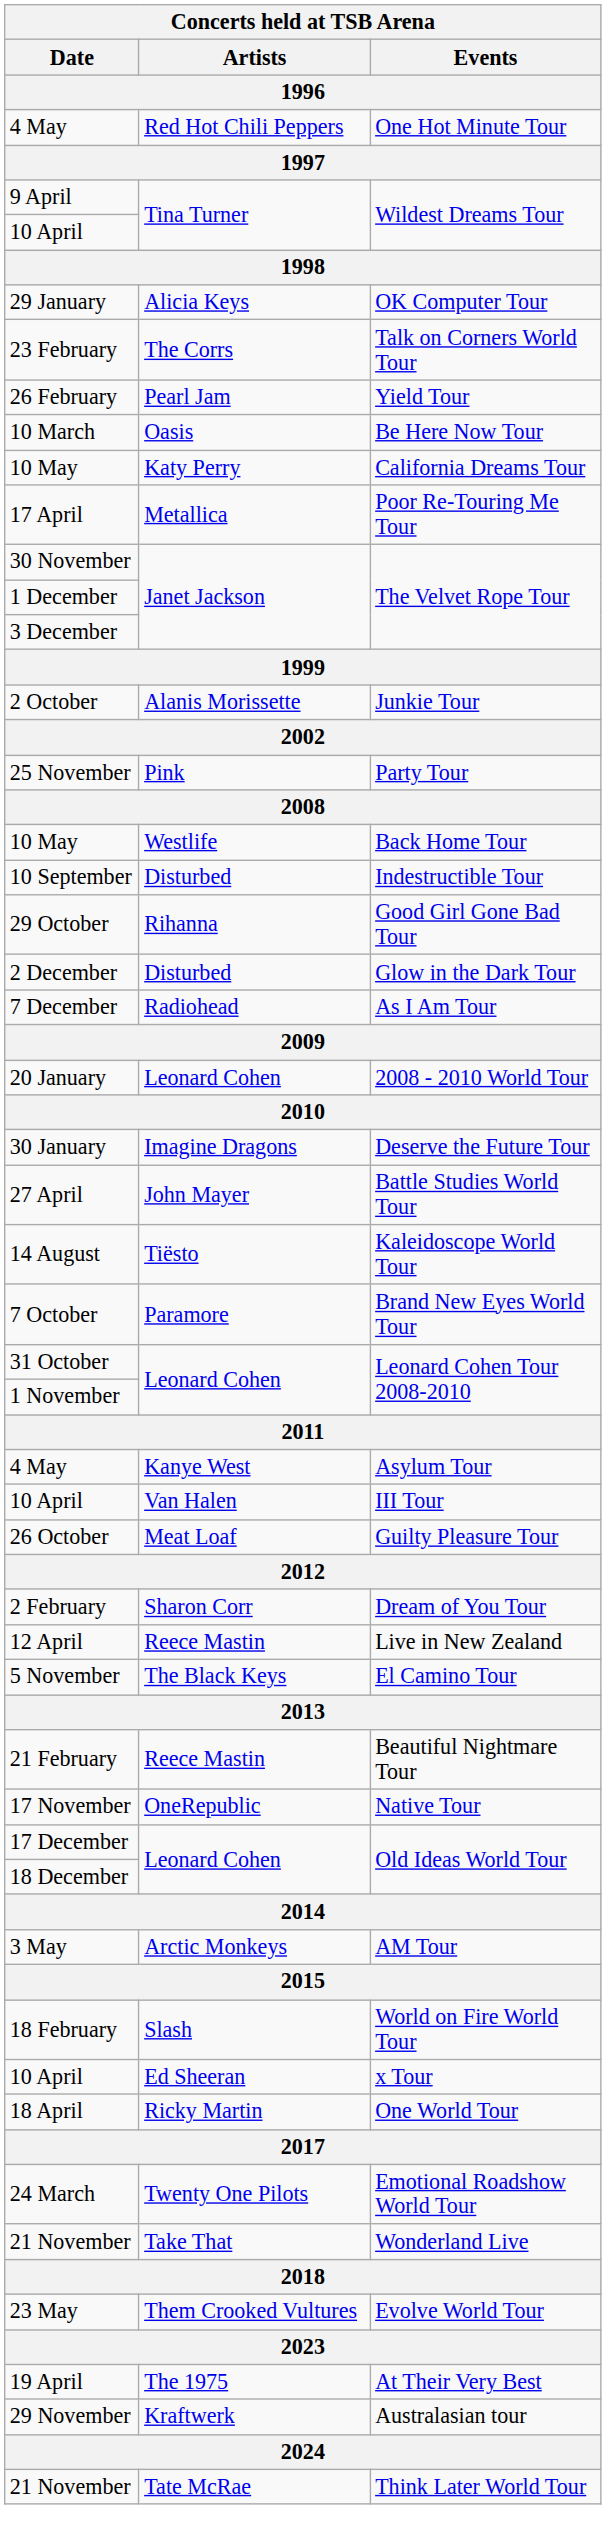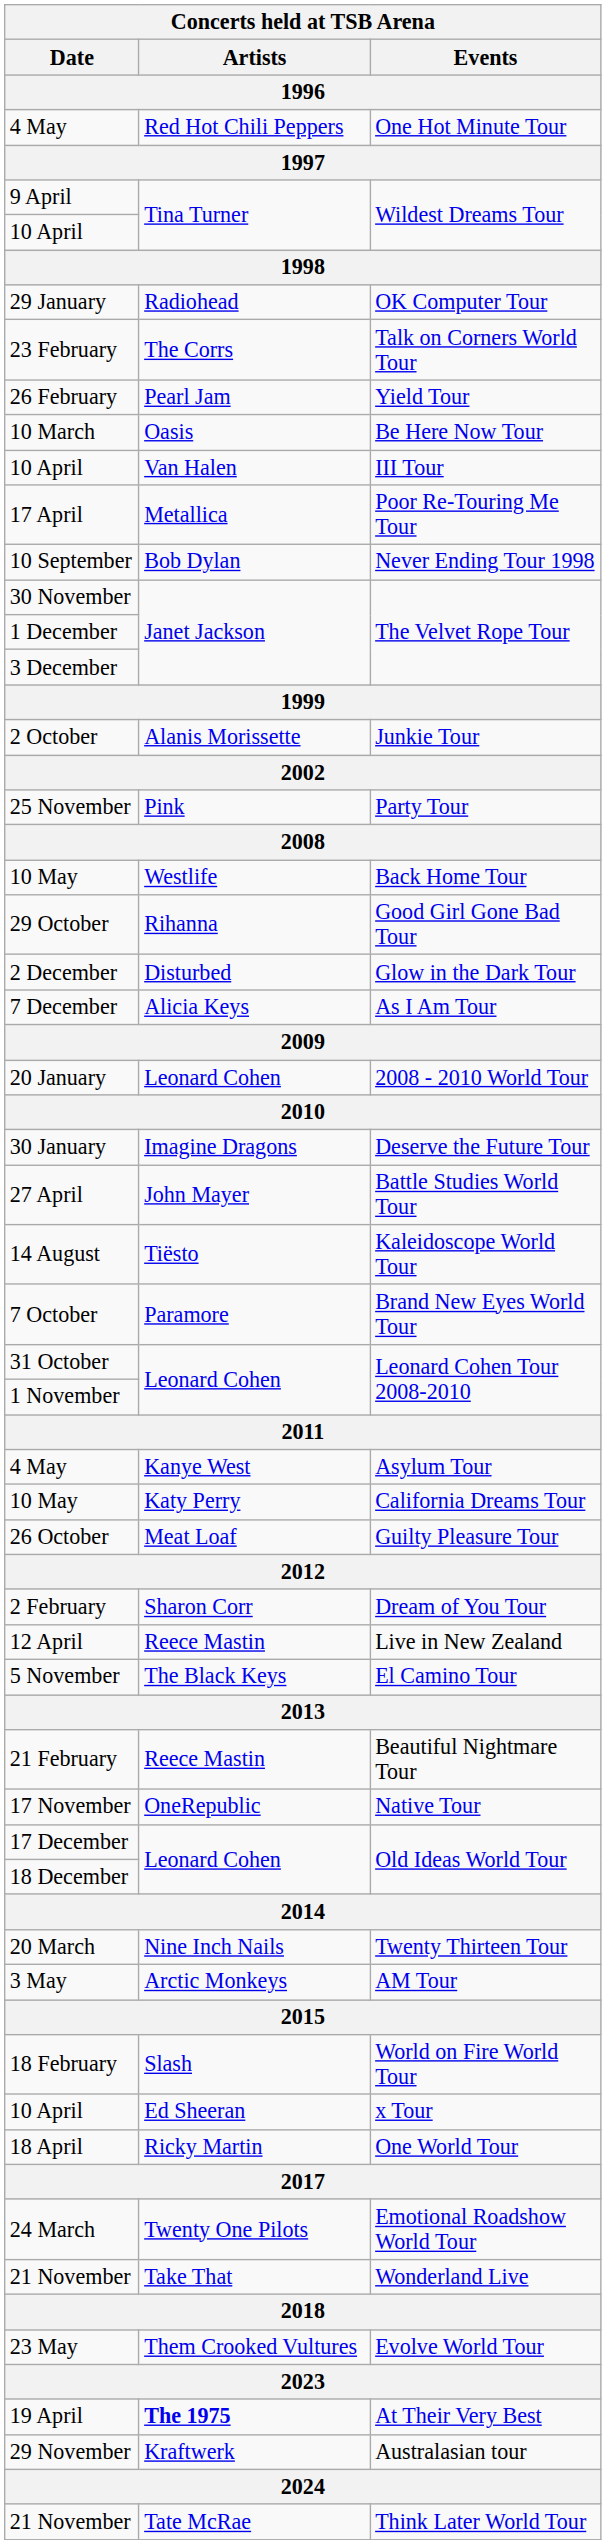(197, 302) Alicia Keys -> (191, 302) Radiohead
rows swapped: (46, 1501) <-> (44, 467)
+ row: (71, 561)
- row: (71, 877)
(191, 1006) Radiohead -> (197, 1006) Alicia Keys
+ row: (52, 1946)
(186, 2381) normal -> (187, 2416) bold
